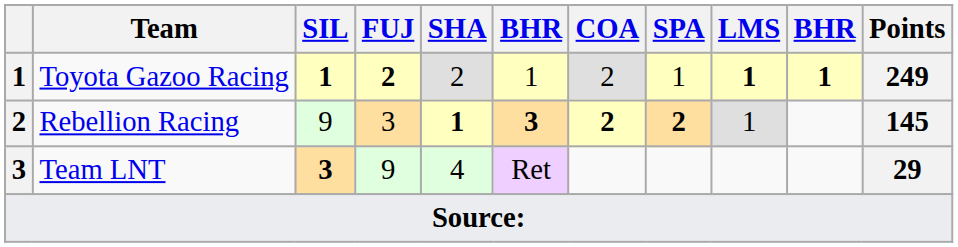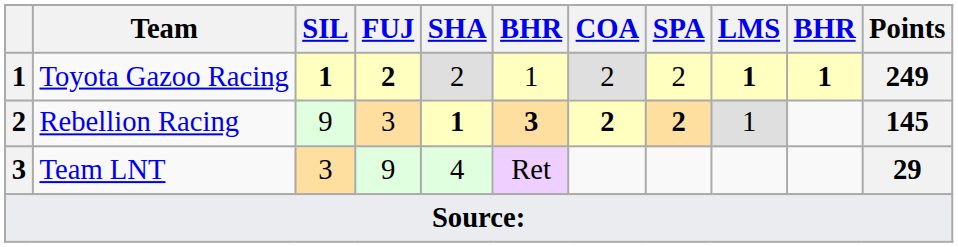(679, 75) 1 -> (679, 75) 2
(325, 170) bold -> (325, 170) normal
